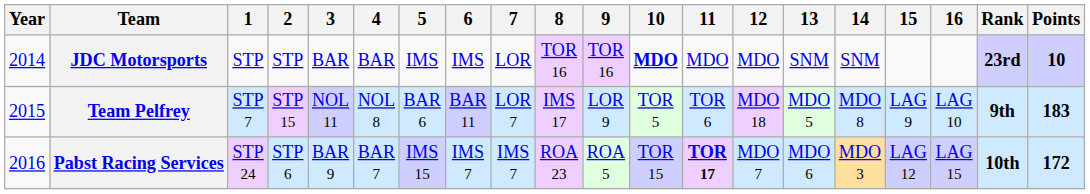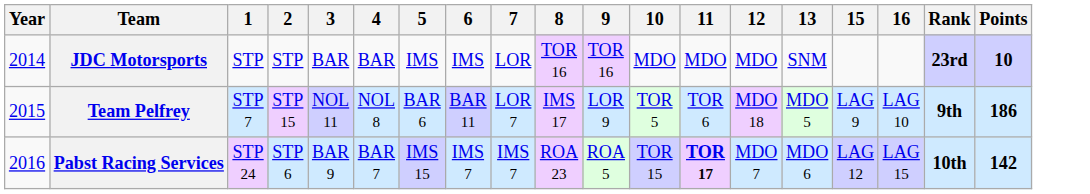- column: (860, 19)
(656, 60) bold -> (655, 60) normal
(1056, 111) 183 -> (1003, 111) 186
(1056, 163) 172 -> (1003, 163) 142
